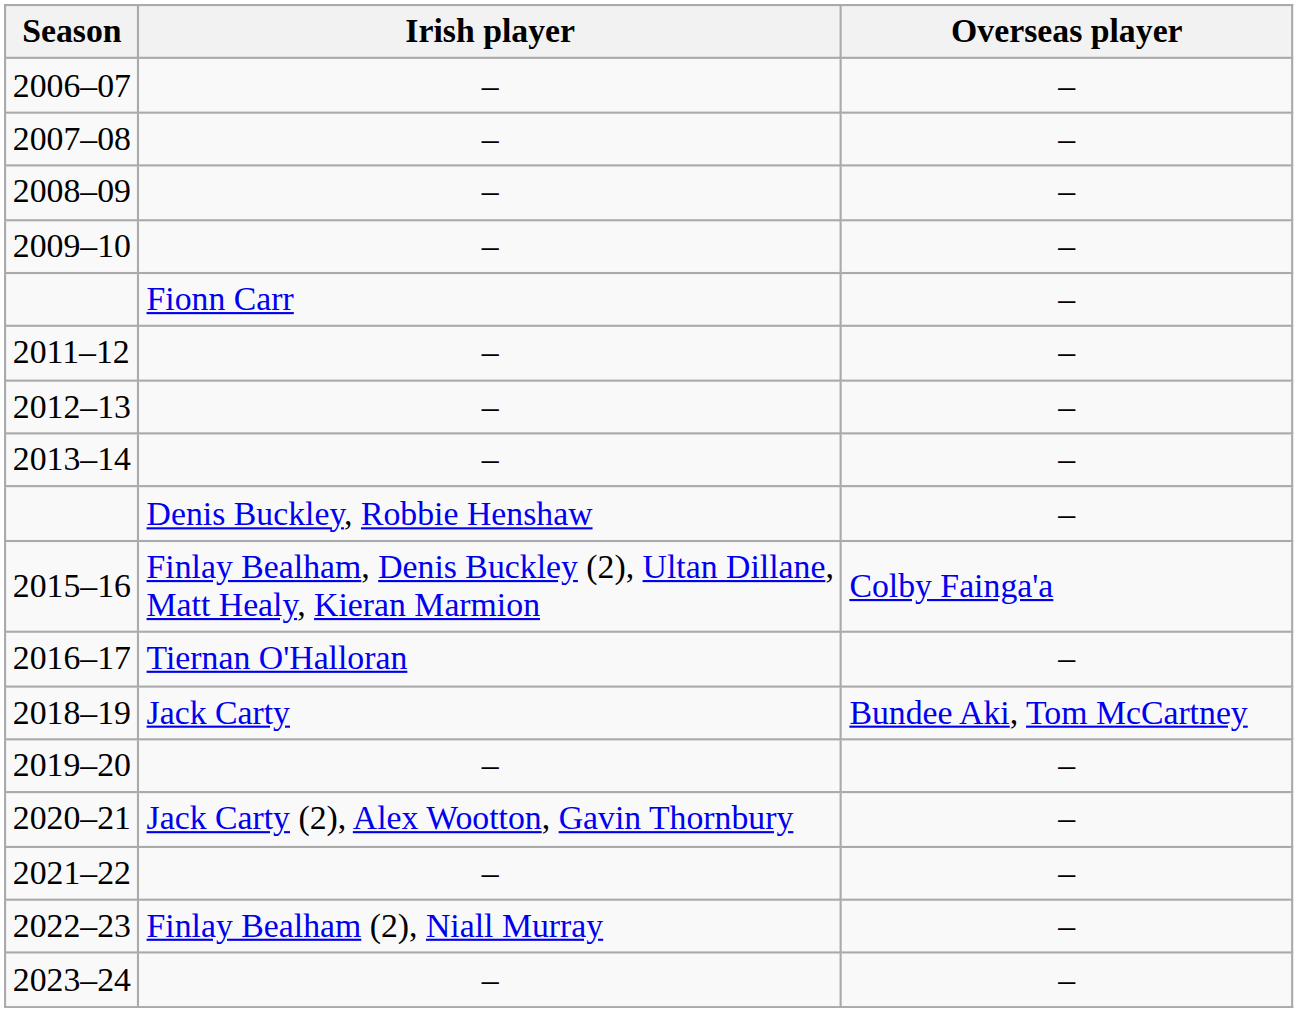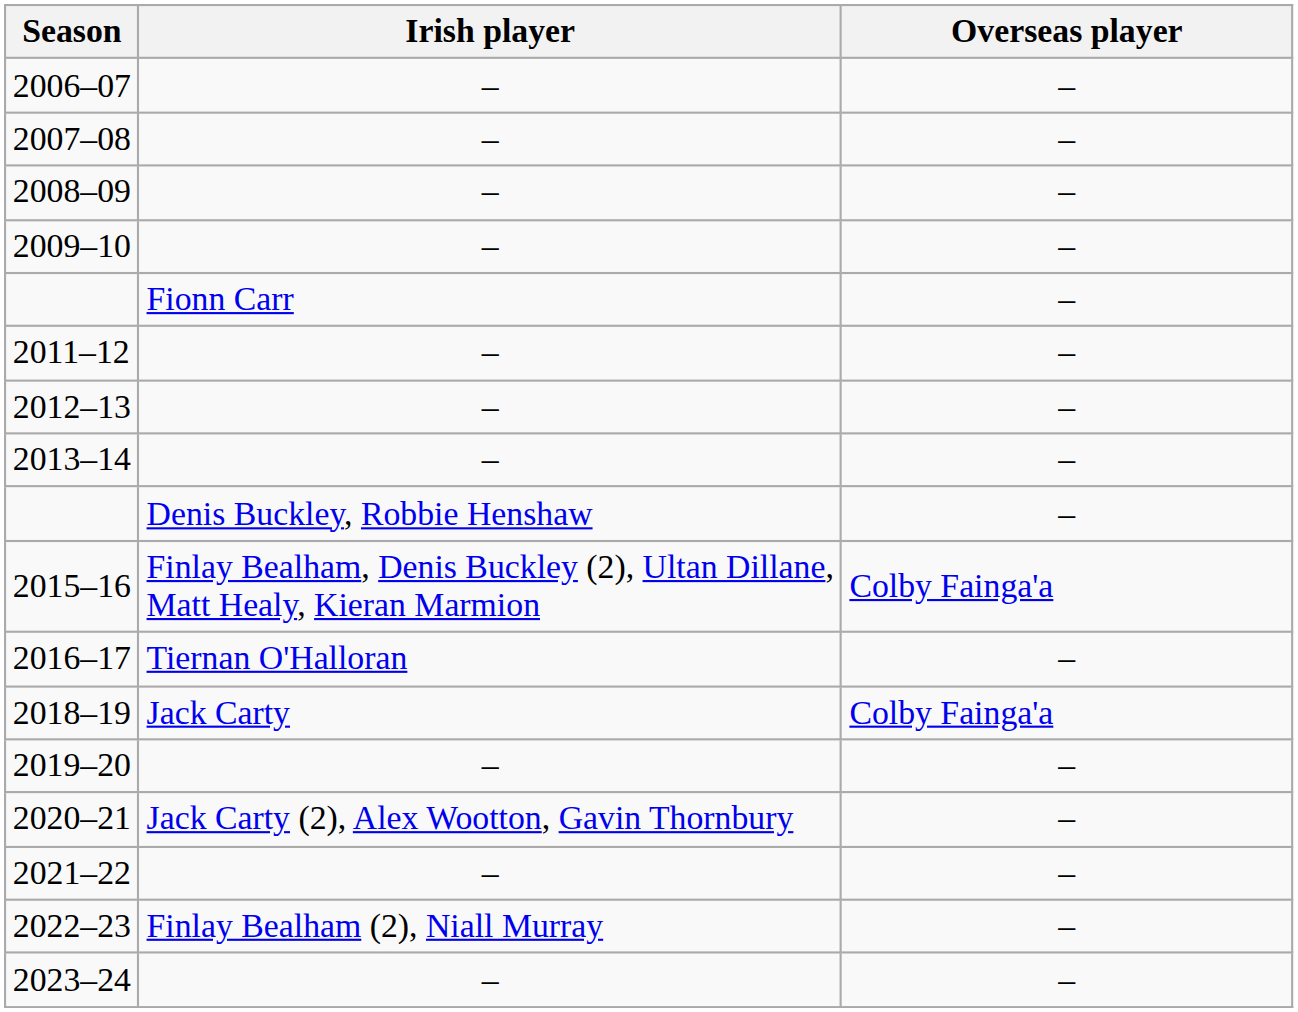(1049, 711) Bundee Aki, Tom McCartney -> (951, 711) Colby Fainga'a
